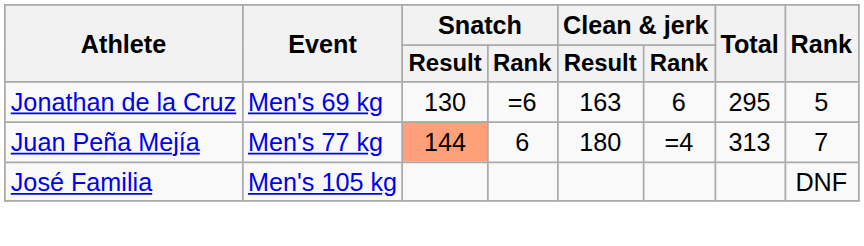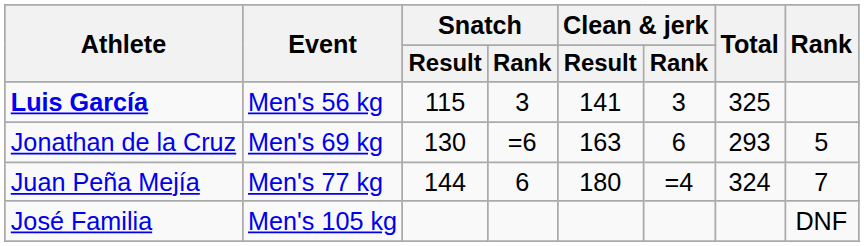+ row: (79, 103)
(750, 103) 295 -> (750, 142) 293
(445, 142) lightsalmon background -> (445, 182) no background
(750, 142) 313 -> (750, 182) 324
